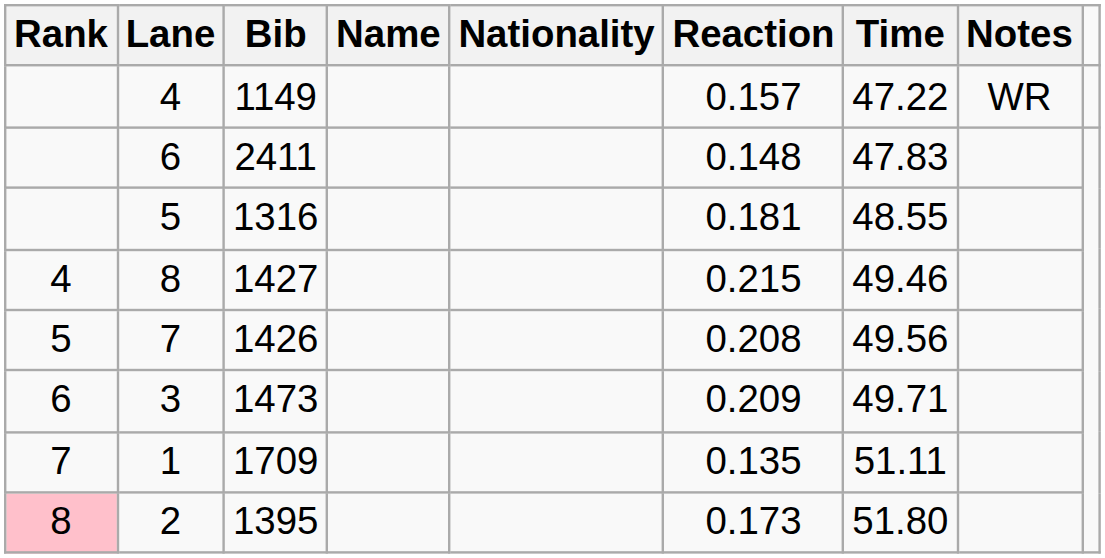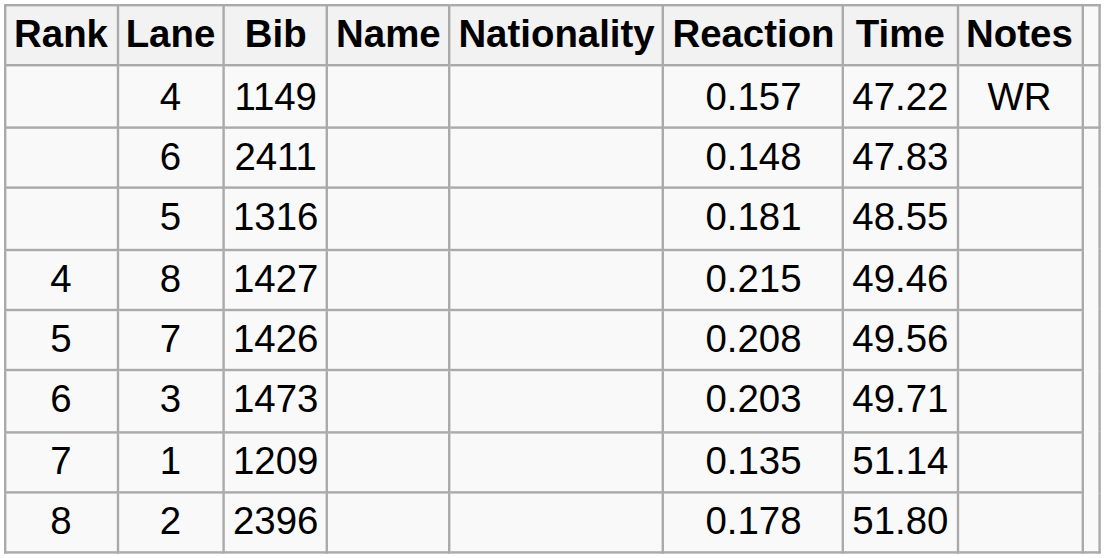(753, 400) 0.209 -> (753, 400) 0.203
(276, 461) 1709 -> (276, 461) 1209
(900, 461) 51.11 -> (900, 461) 51.14
(61, 522) pink background -> (61, 522) no background
(276, 522) 1395 -> (276, 522) 2396
(753, 522) 0.173 -> (753, 522) 0.178
